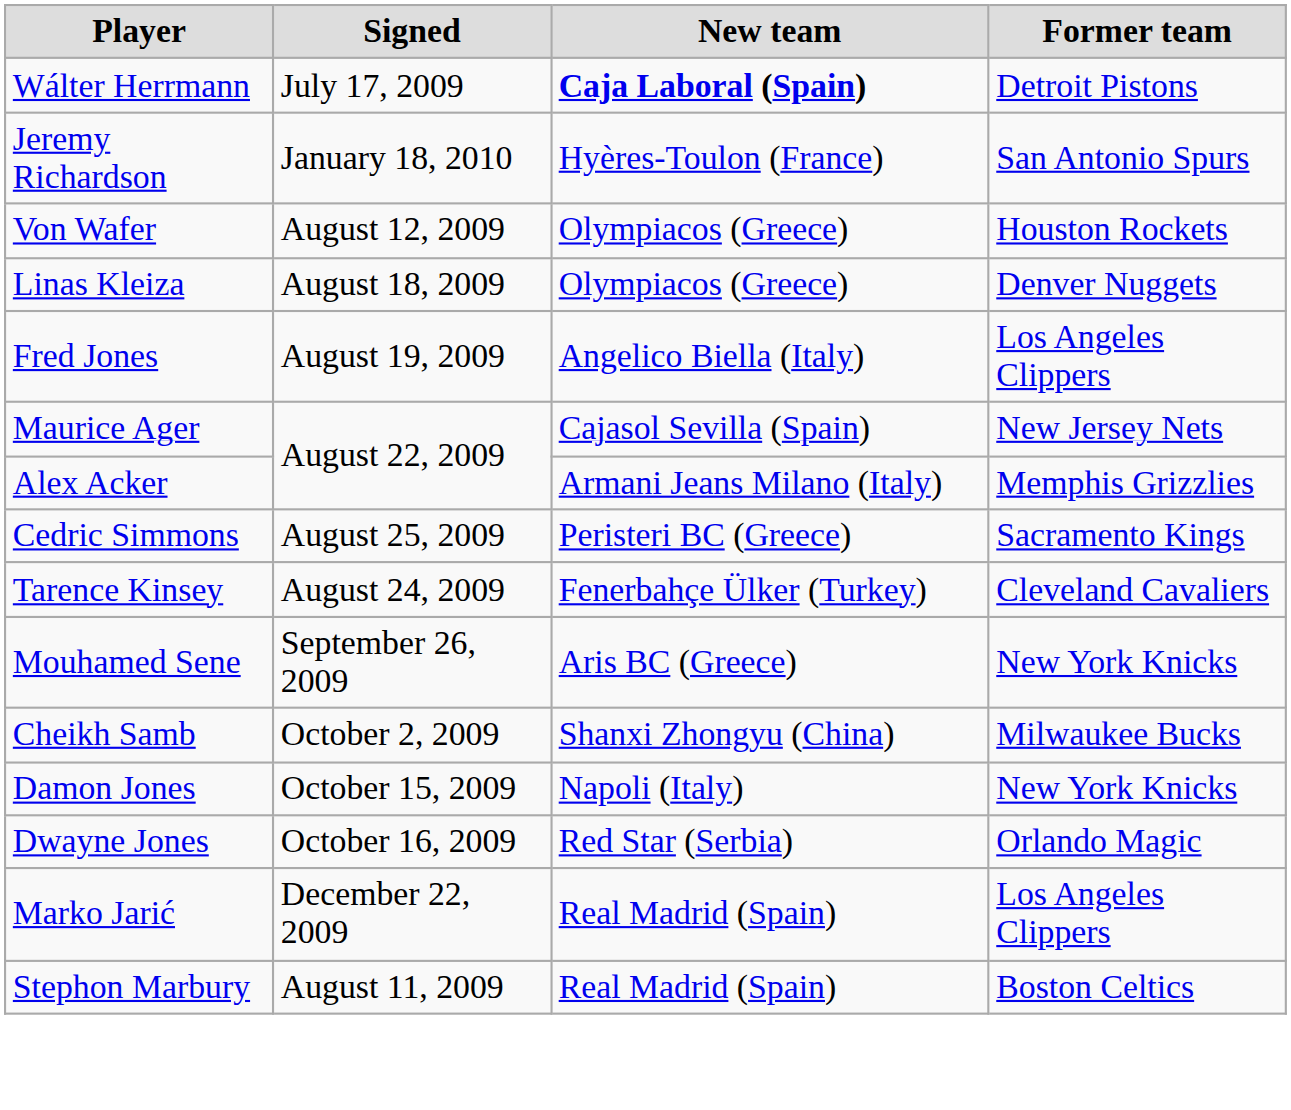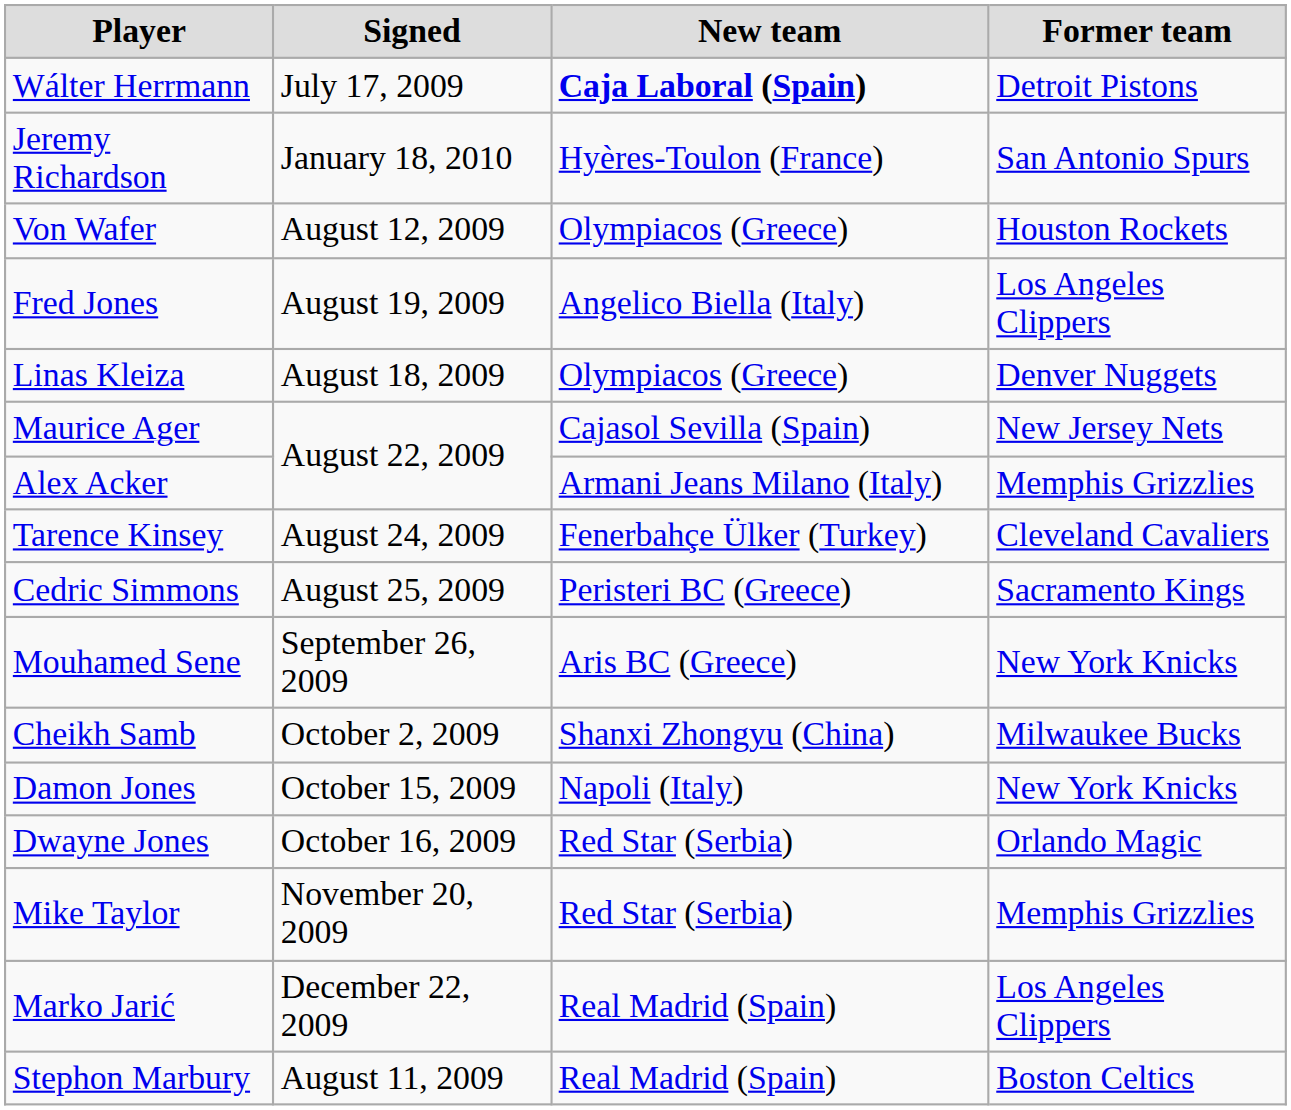rows swapped: (99, 283) <-> (86, 355)
rows swapped: (118, 589) <-> (126, 535)
+ row: (96, 913)
